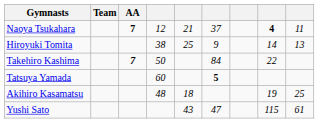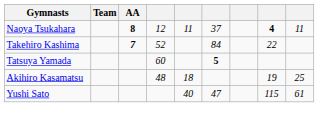(133, 29) 7 -> (133, 29) 8
(188, 29) 21 -> (188, 29) 11
- row: (40, 45)
(160, 61) 50 -> (160, 45) 52
(188, 110) 43 -> (188, 94) 40
